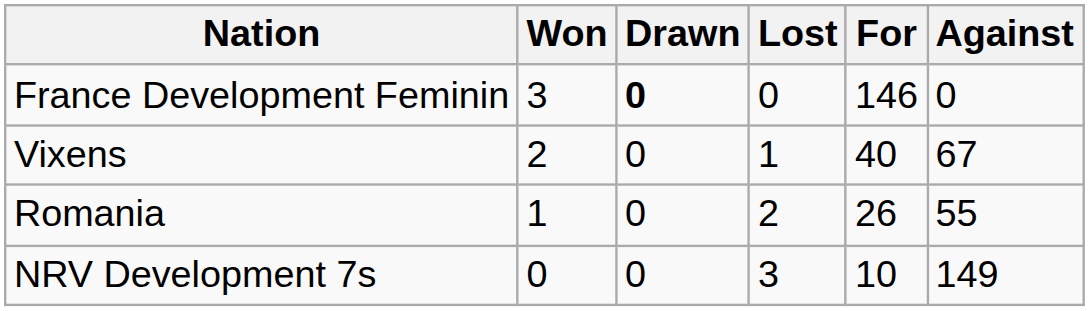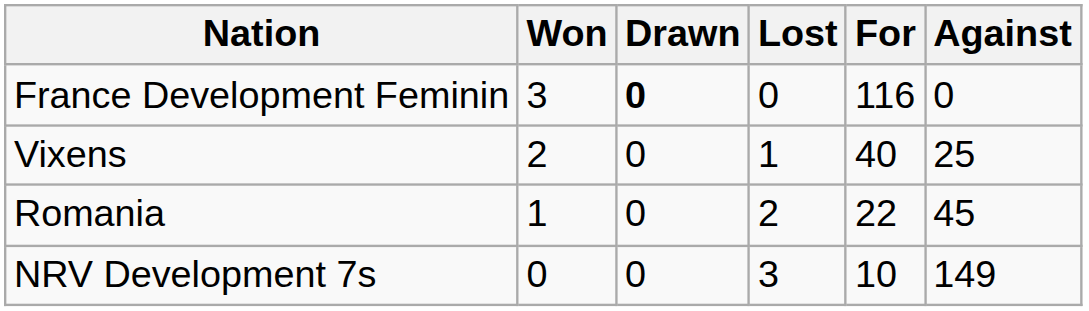(887, 94) 146 -> (885, 94) 116
(956, 154) 67 -> (954, 154) 25
(876, 214) 26 -> (876, 214) 22
(956, 214) 55 -> (954, 214) 45
